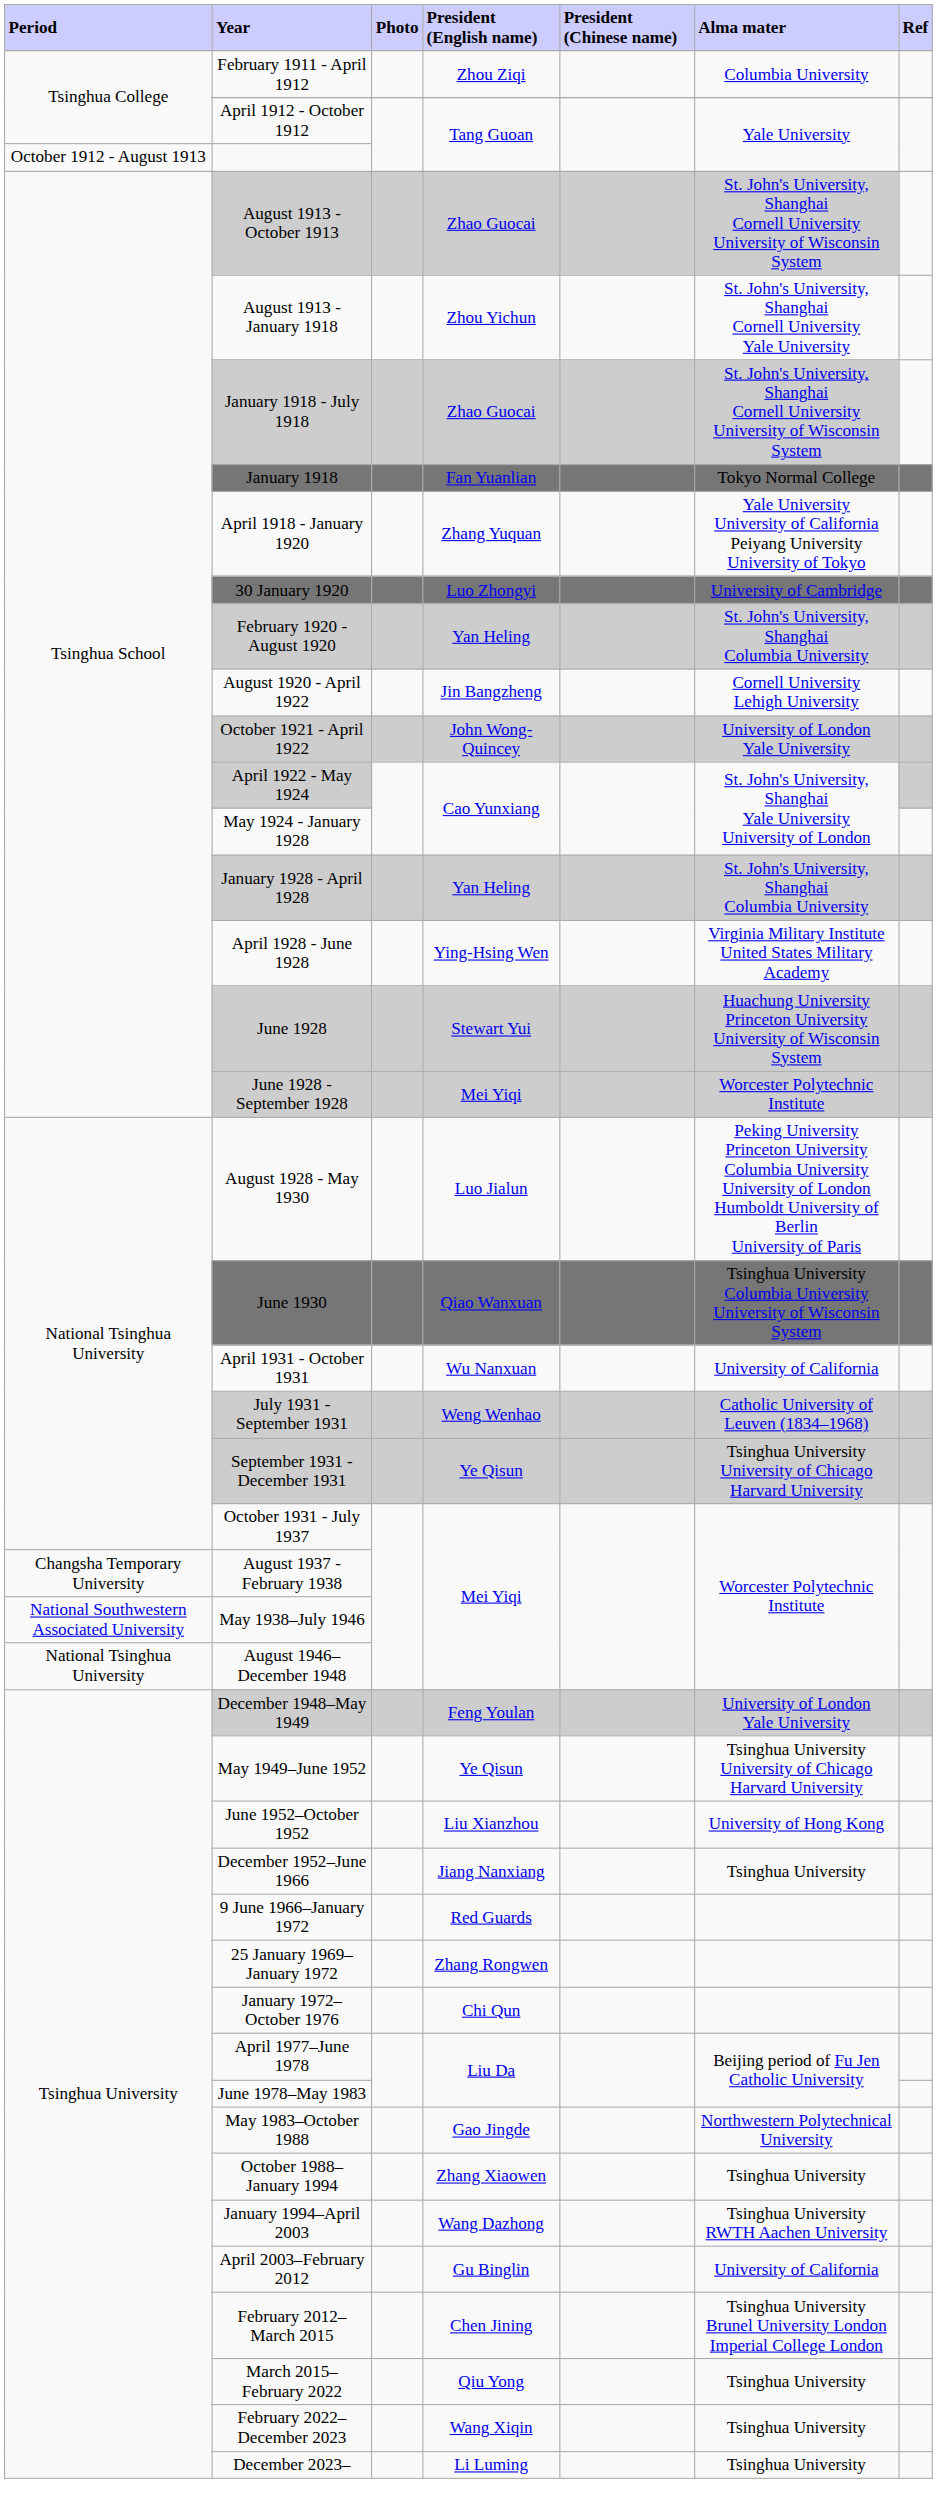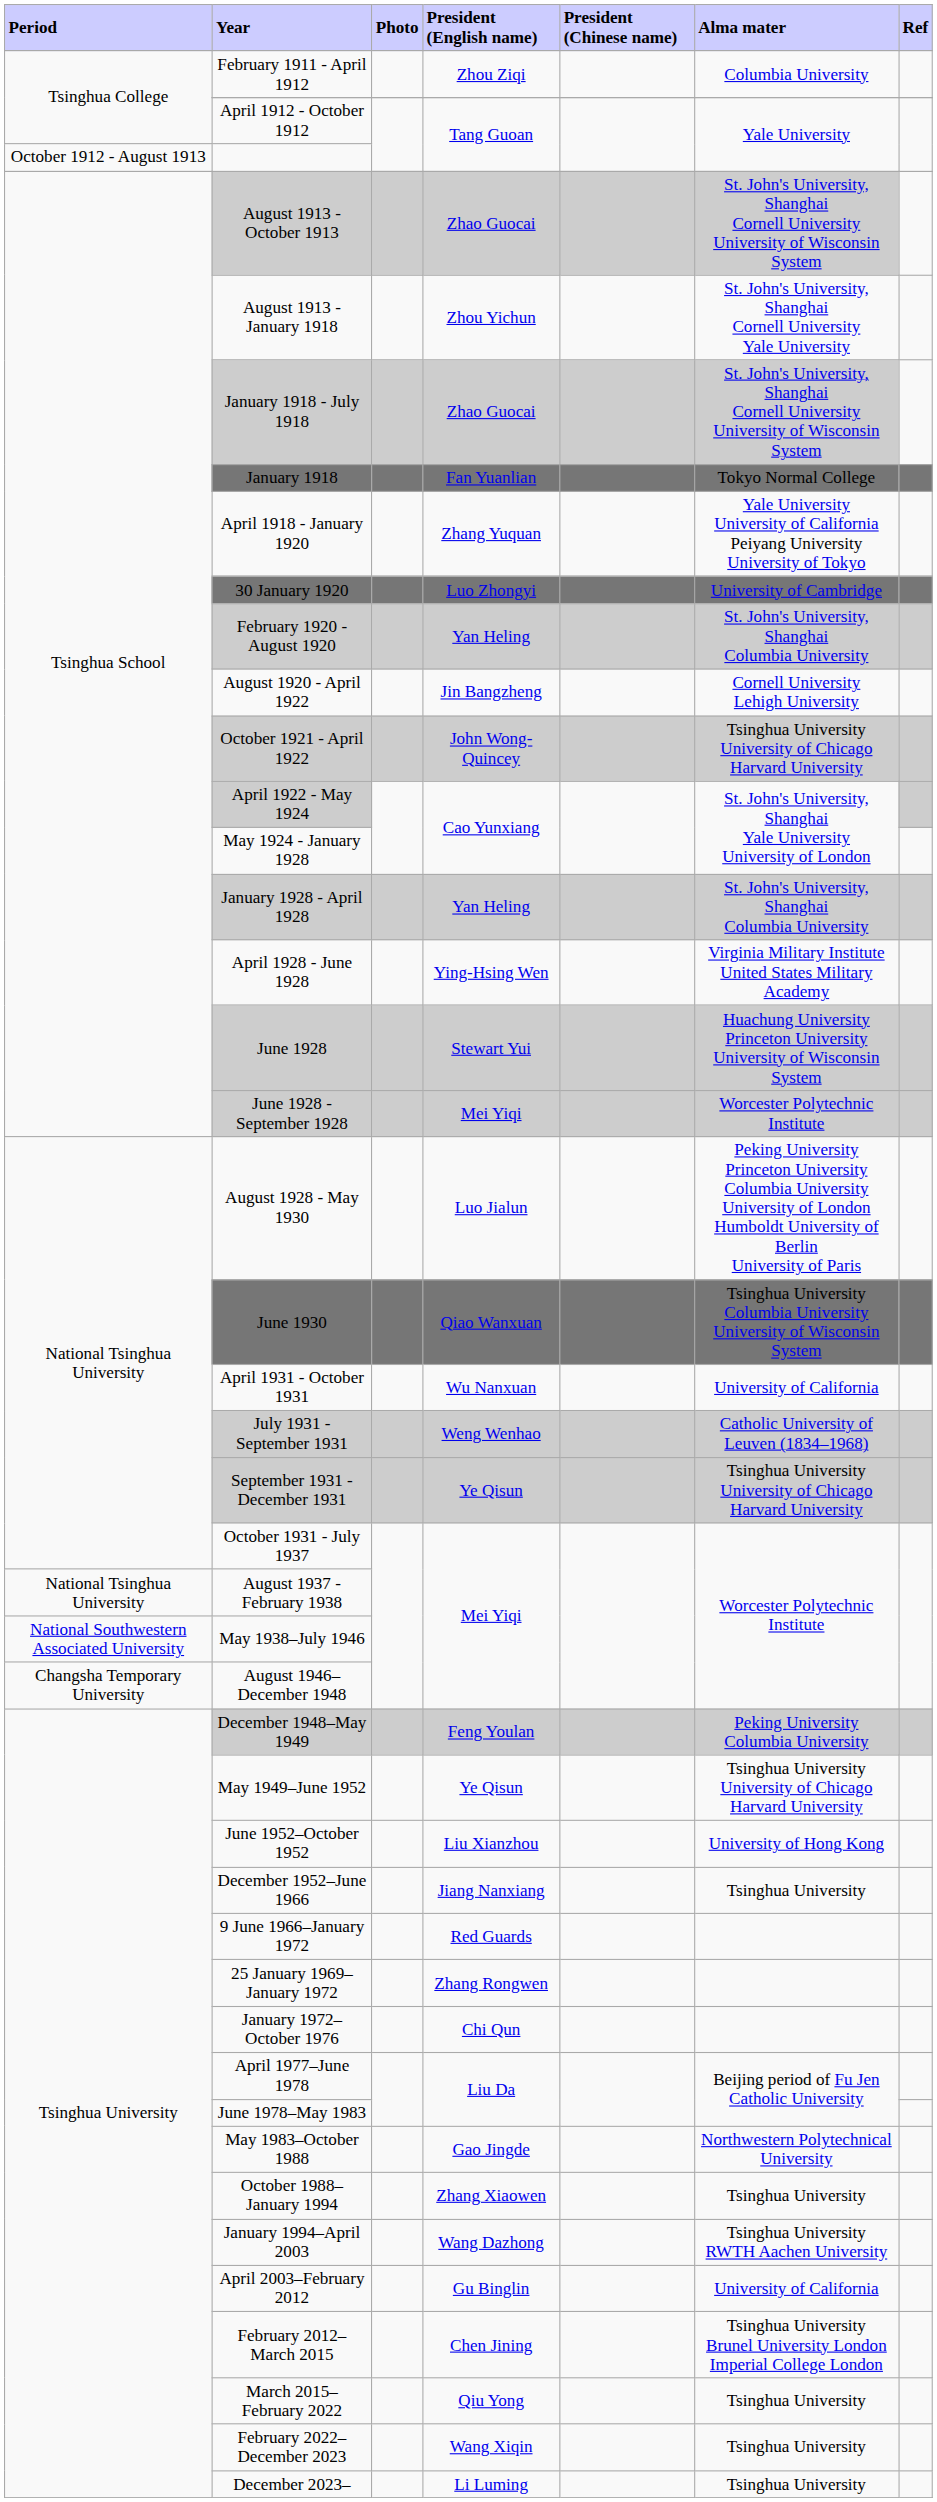(796, 738) University of London Yale University -> (796, 748) Tsinghua University University of Chicago Harvard University
(108, 1573) Changsha Temporary University -> (108, 1592) National Tsinghua University
(108, 1666) National Tsinghua University -> (108, 1685) Changsha Temporary University
(796, 1712) University of London Yale University -> (796, 1731) Peking University Columbia University
